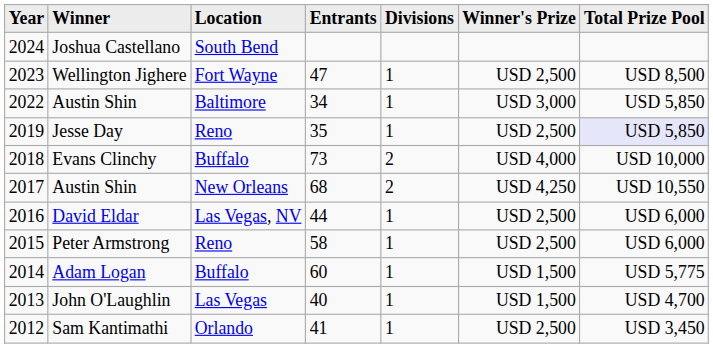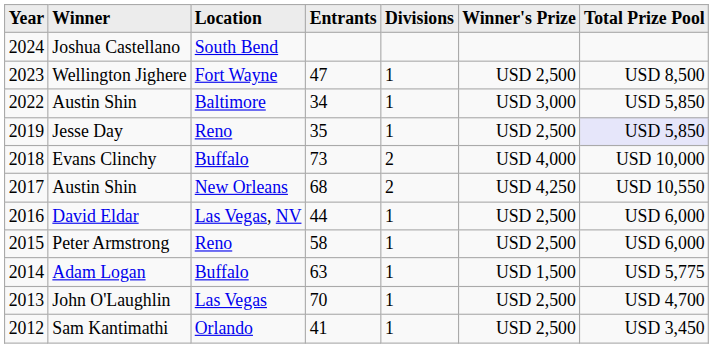(319, 272) 60 -> (319, 272) 63
(319, 300) 40 -> (319, 300) 70
(536, 300) USD 1,500 -> (536, 300) USD 2,500
